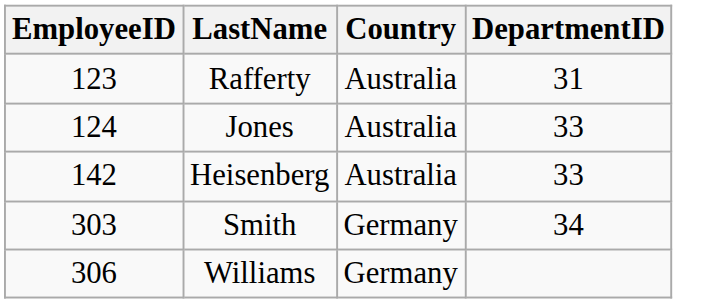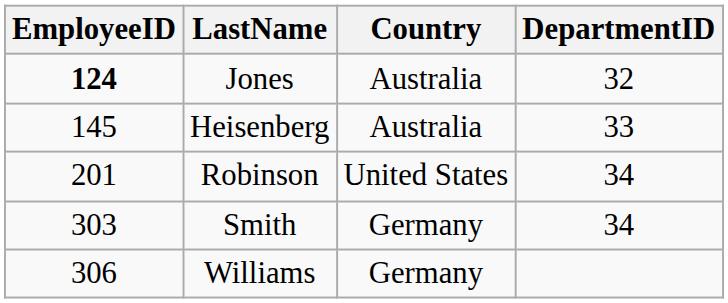- row: (260, 78)
(94, 127) normal -> (94, 78) bold
(568, 127) 33 -> (619, 78) 32
(94, 175) 142 -> (94, 127) 145
+ row: (260, 175)
